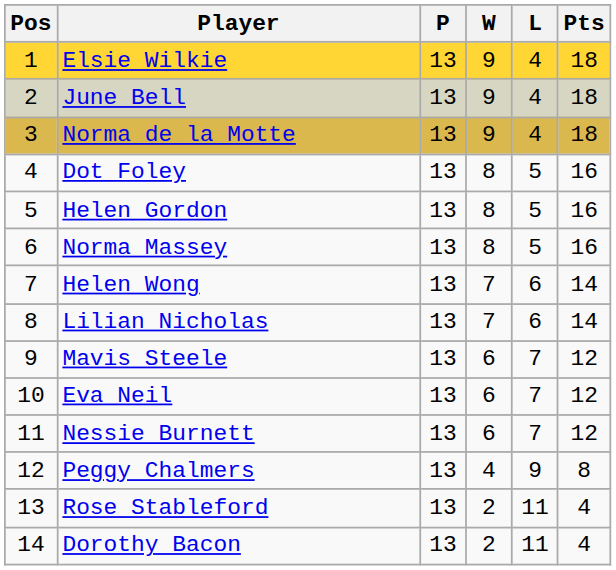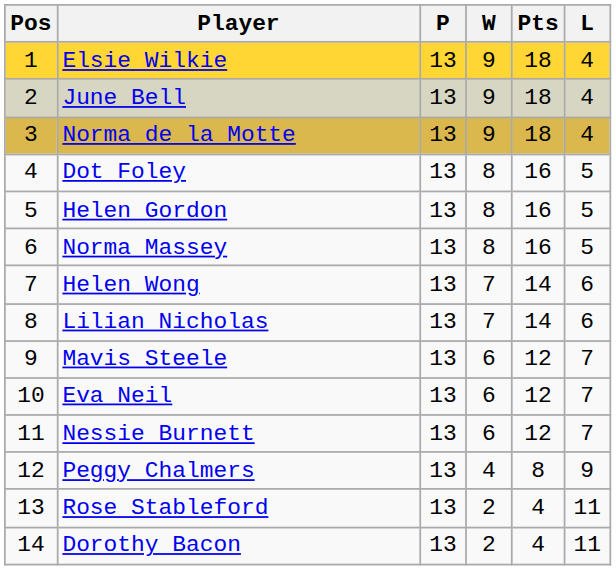columns swapped: (535, 24) <-> (584, 24)
